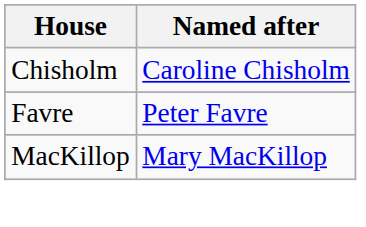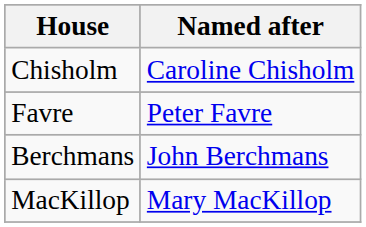+ row: (73, 156)
